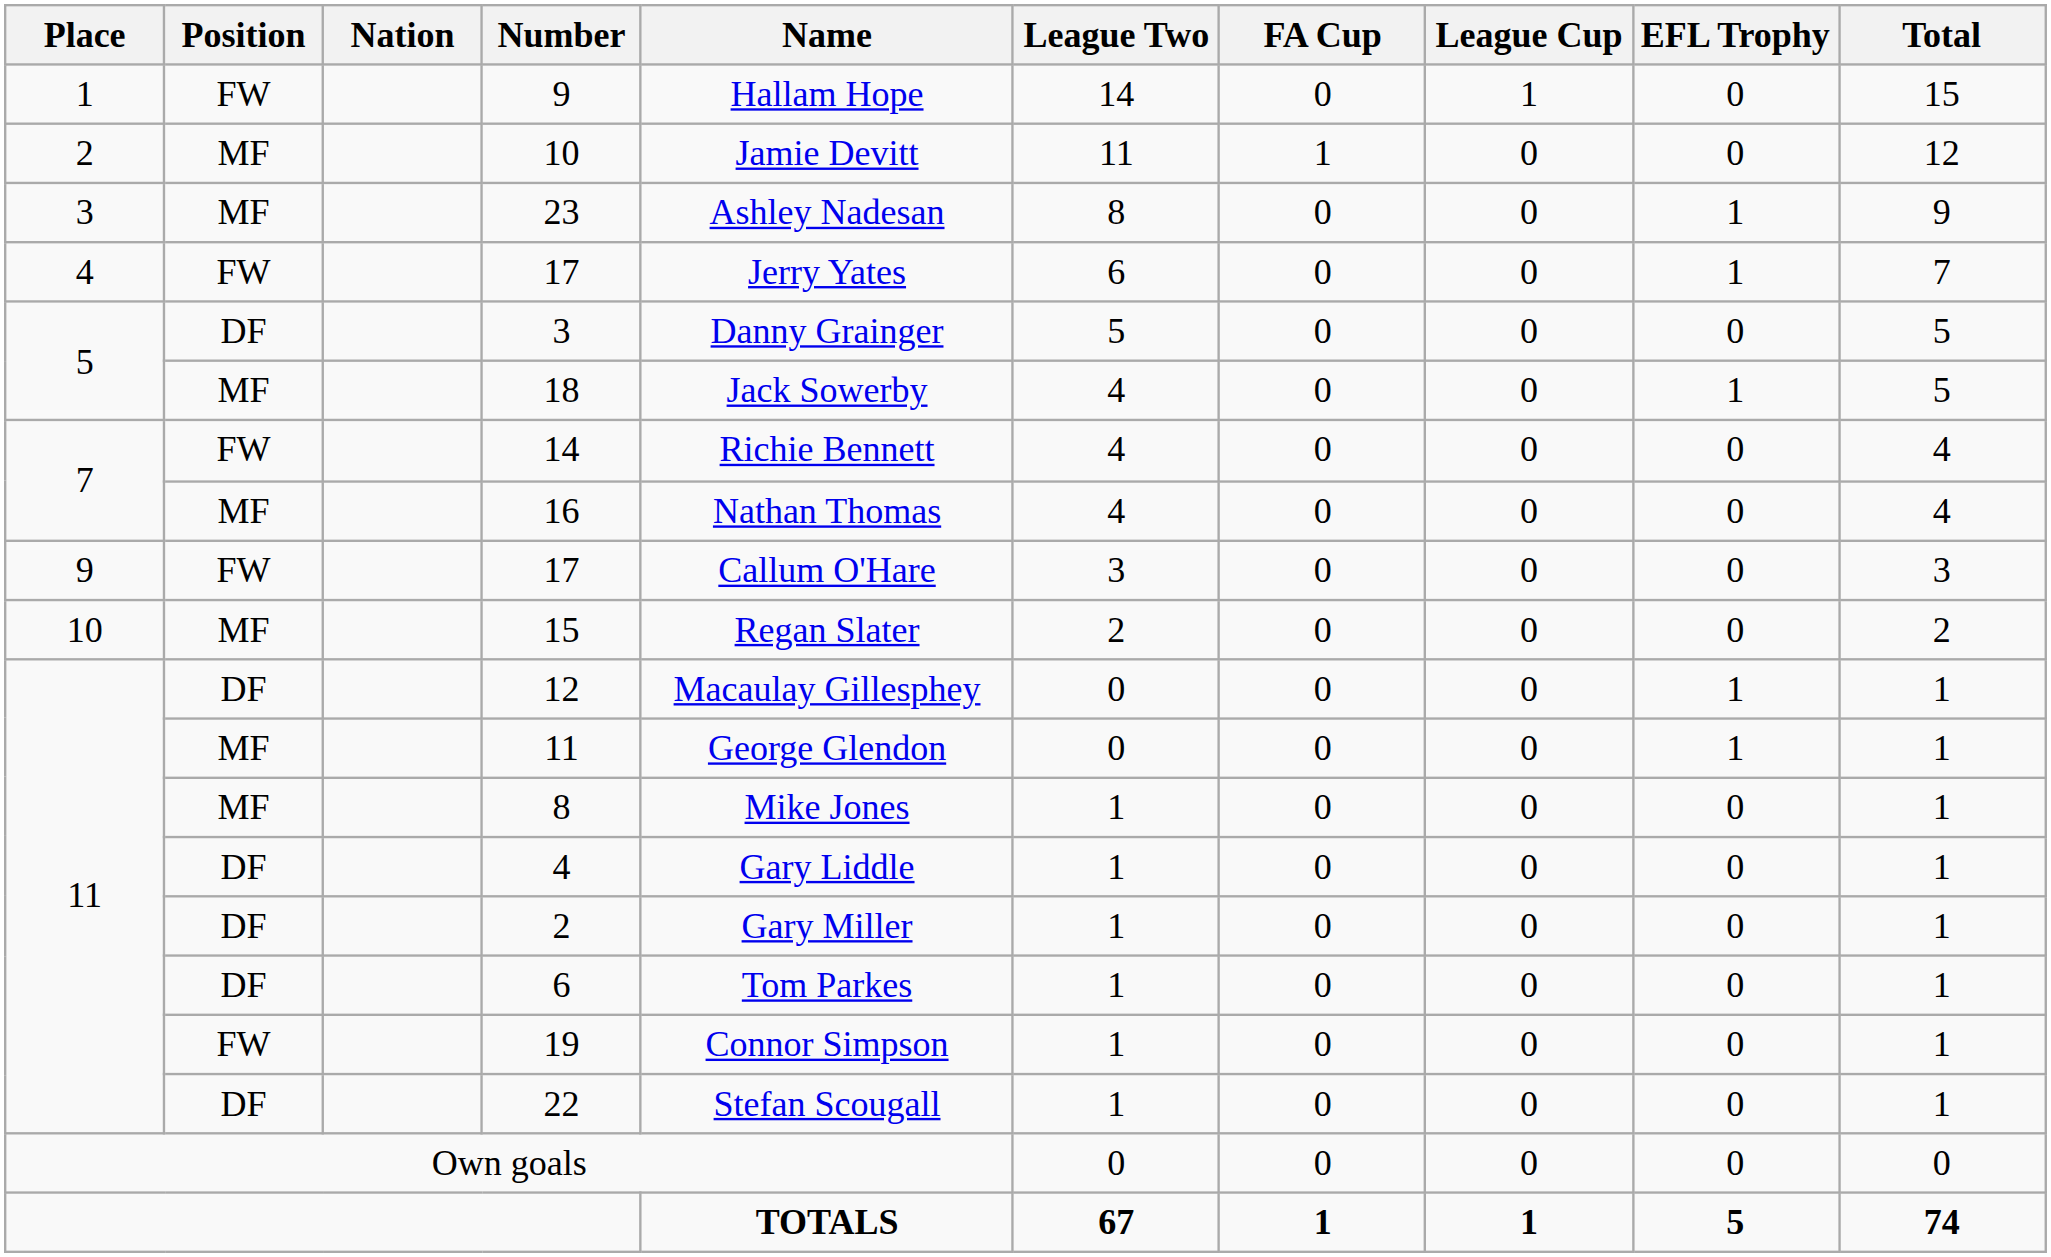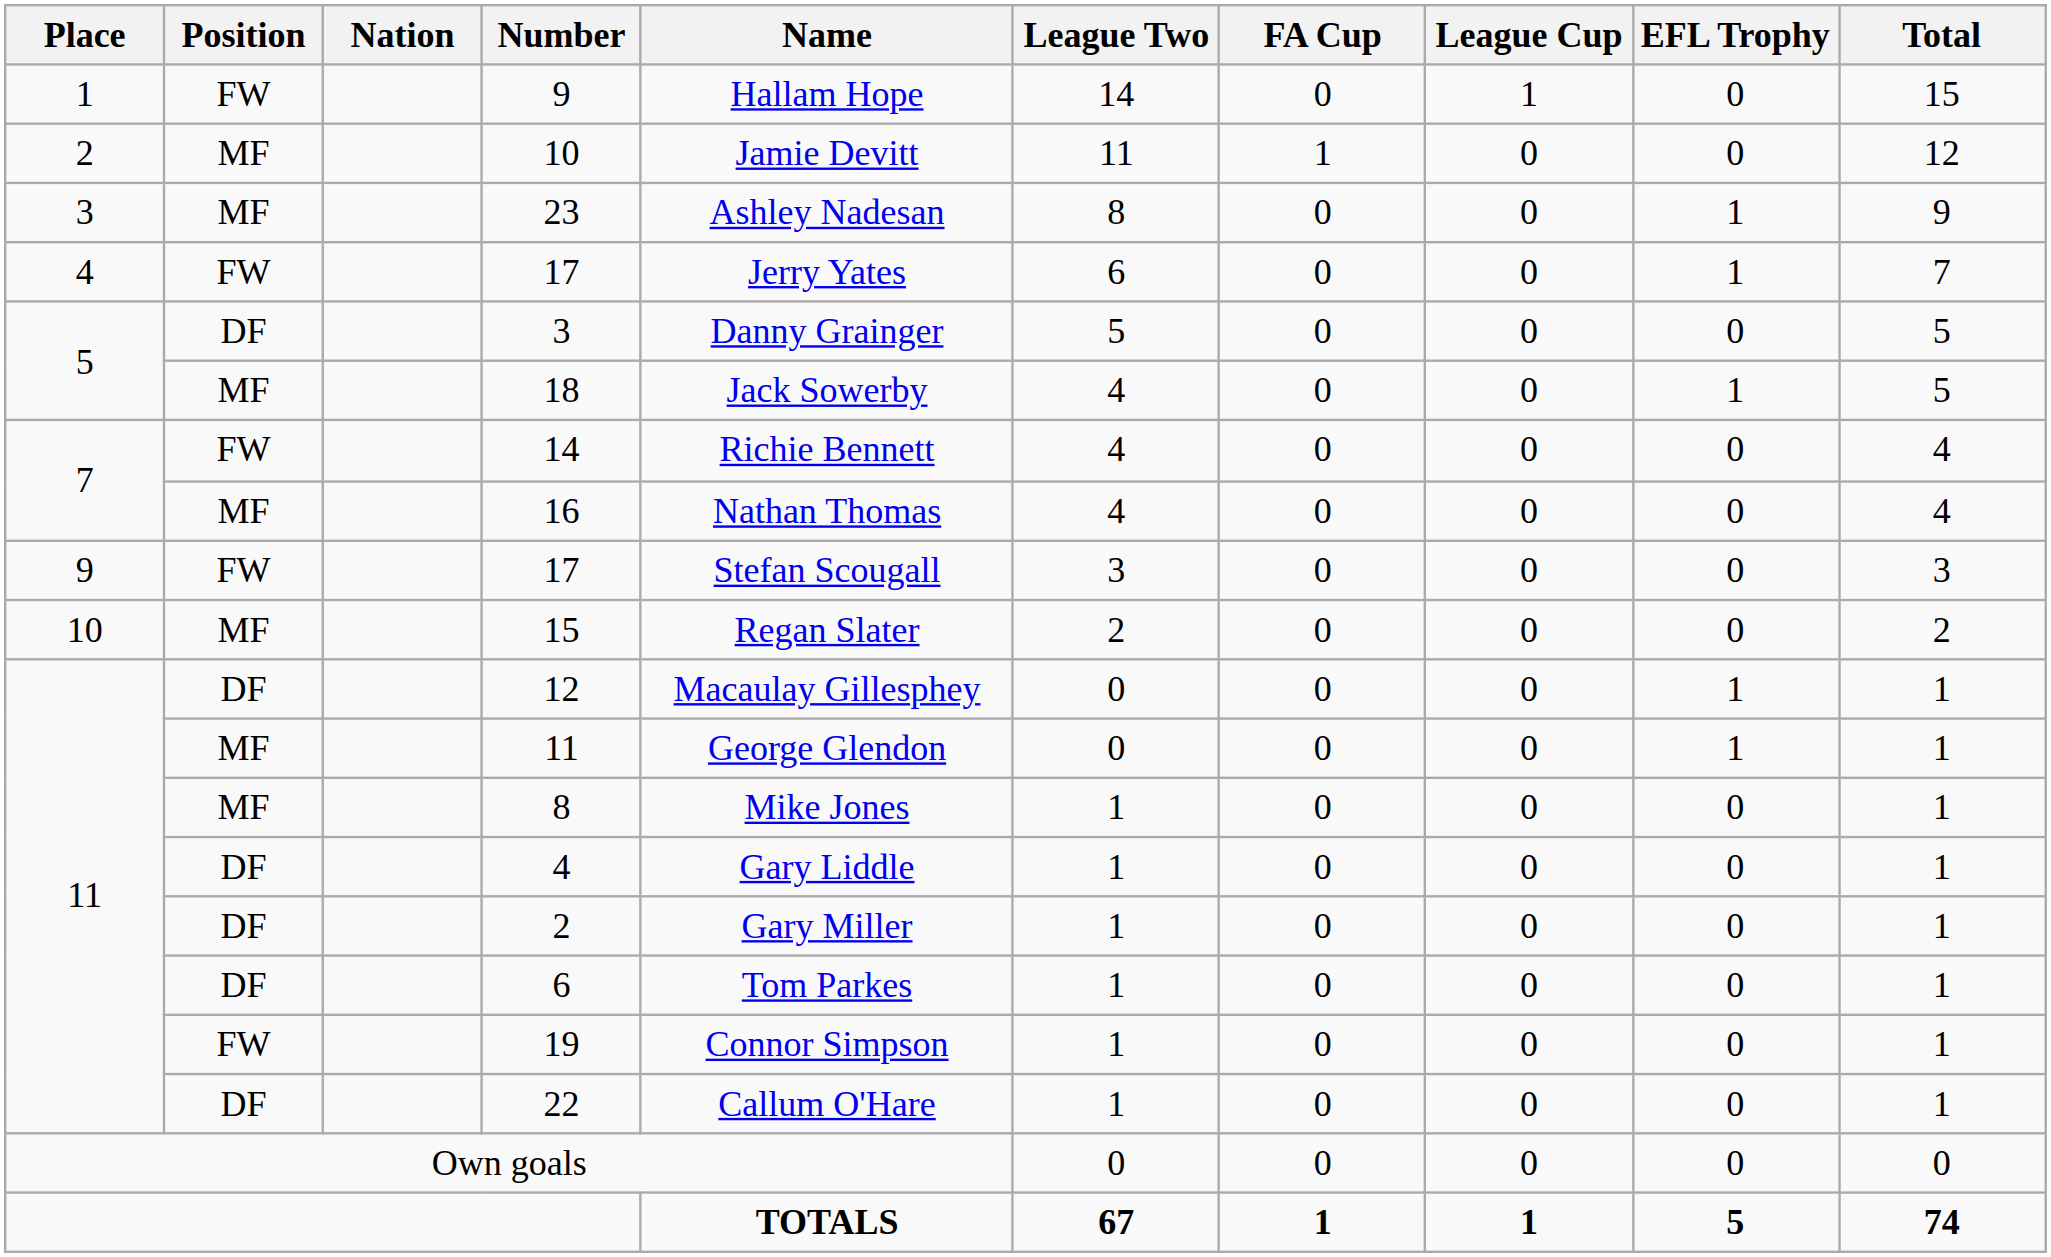(827, 568) Callum O'Hare -> (827, 568) Stefan Scougall
(827, 1103) Stefan Scougall -> (827, 1103) Callum O'Hare
